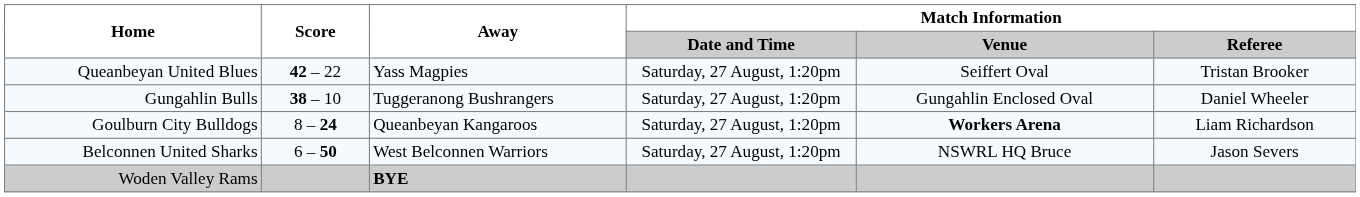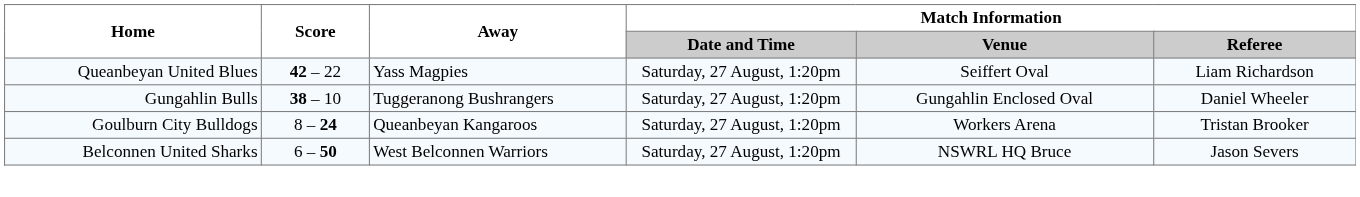(1255, 71) Tristan Brooker -> (1255, 71) Liam Richardson
(1005, 124) bold -> (1005, 124) normal
(1255, 124) Liam Richardson -> (1255, 124) Tristan Brooker
- row: (188, 178)
